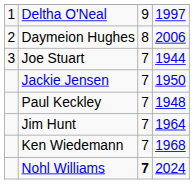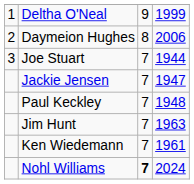(170, 15) 1997 -> (170, 15) 1999
(170, 80) 1950 -> (170, 80) 1947
(170, 124) 1964 -> (170, 124) 1963
(170, 146) 1968 -> (170, 146) 1961
